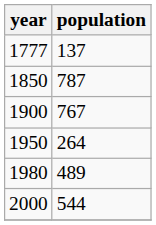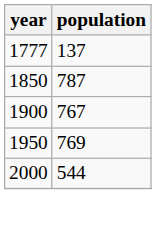(71, 142) 264 -> (71, 142) 769
- row: (28, 173)
